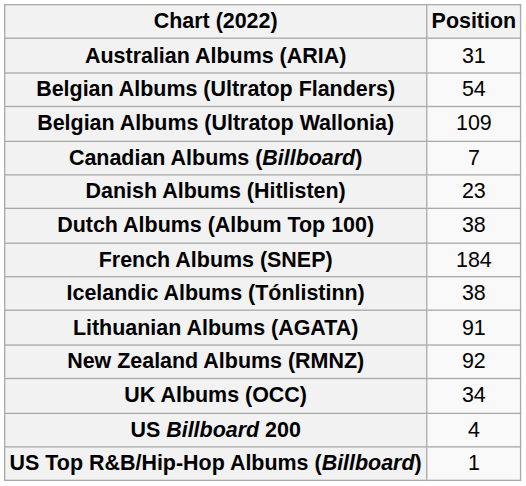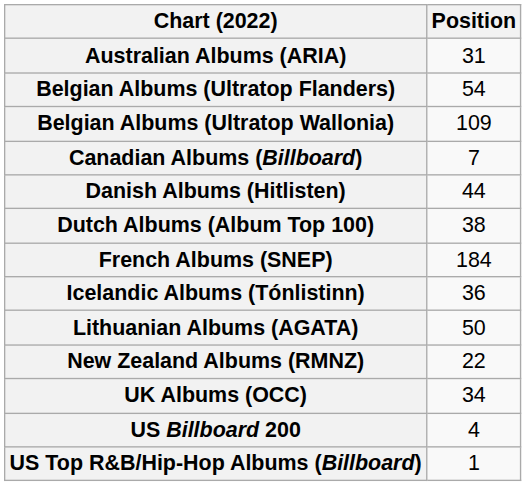(474, 191) 23 -> (474, 191) 44
(474, 293) 38 -> (474, 293) 36
(474, 327) 91 -> (474, 327) 50
(474, 361) 92 -> (474, 361) 22
